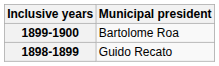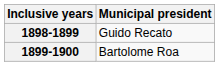rows swapped: (50, 52) <-> (50, 33)
